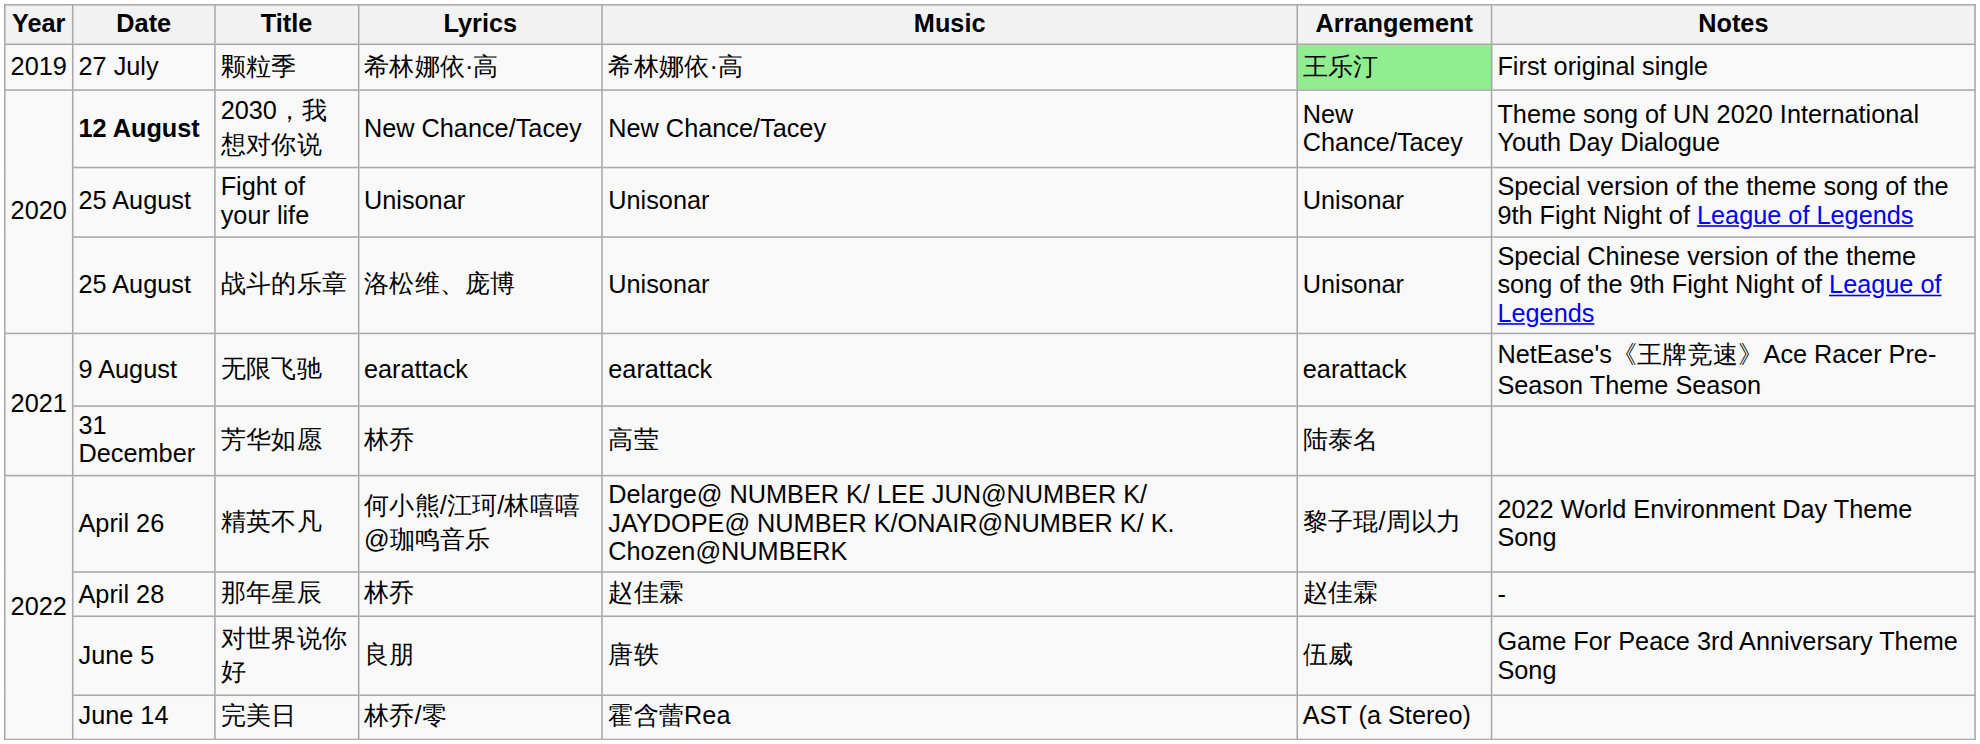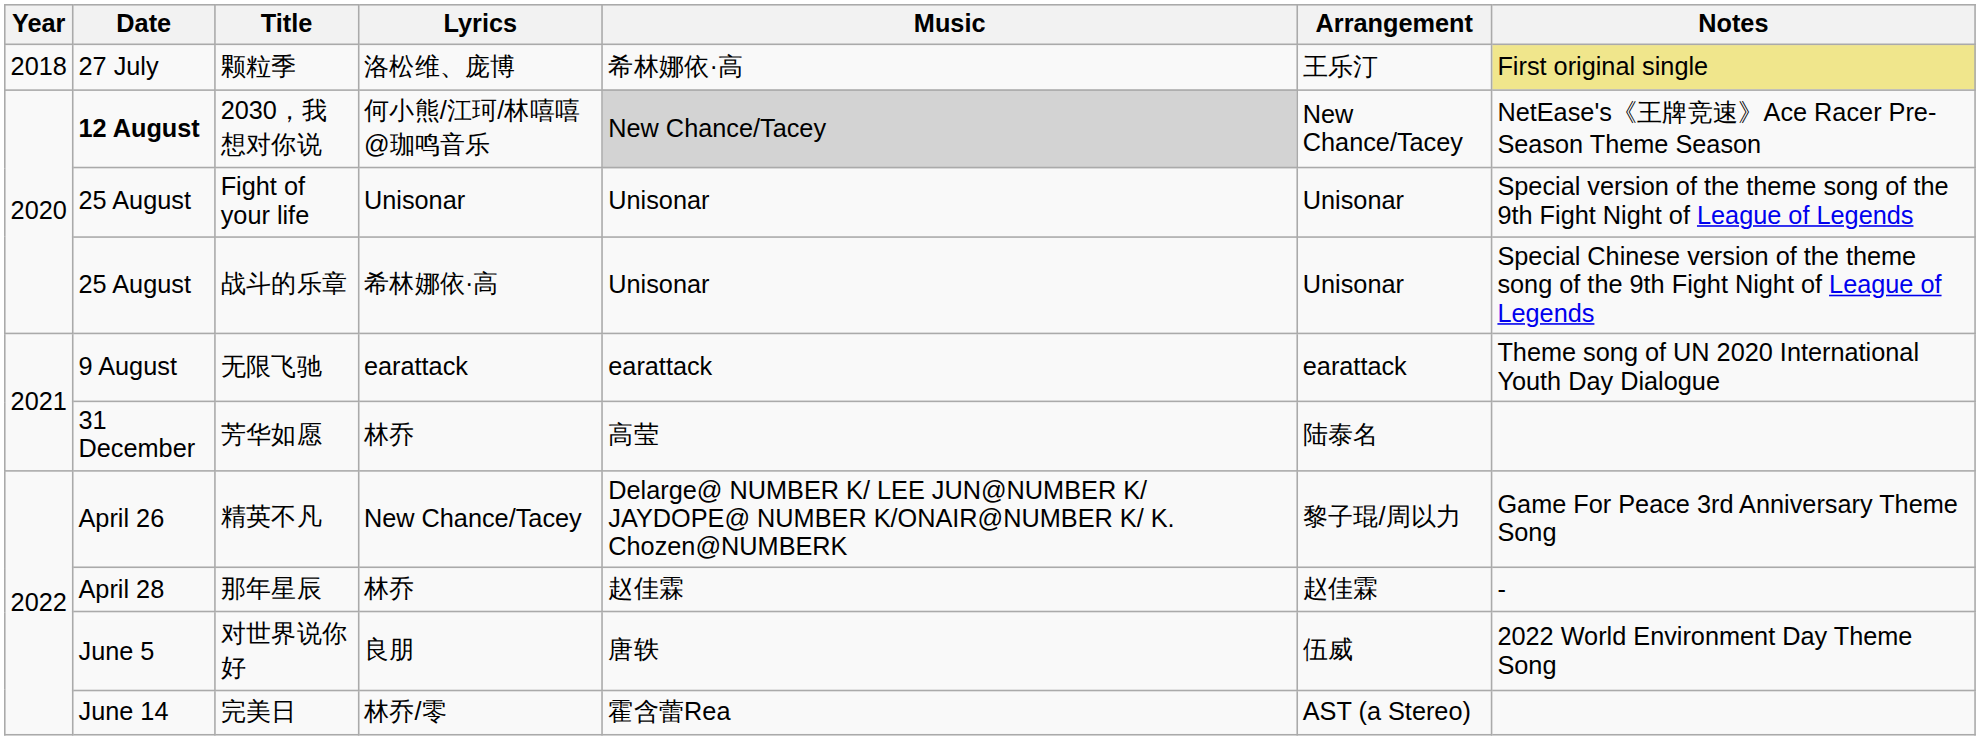(39, 67) 2019 -> (39, 67) 2018
(431, 66) 希林娜依·高 -> (440, 66) 洛松维、庞博
(1341, 66) lightgreen background -> (1341, 66) no background
(1603, 67) no background -> (1603, 67) khaki background
(473, 128) New Chance/Tacey -> (472, 127) 何小熊/江珂/林嘻嘻@珈鸣音乐
(717, 128) no background -> (717, 128) lightgrey background
(1708, 128) Theme song of UN 2020 International Youth Day Dialogue -> (1717, 129) NetEase's《王牌竞速》Ace Racer Pre-Season Theme Season
(440, 283) 洛松维、庞博 -> (431, 283) 希林娜依·高
(1717, 370) NetEase's《王牌竞速》Ace Racer Pre-Season Theme Season -> (1708, 367) Theme song of UN 2020 International Youth Day Dialogue
(472, 522) 何小熊/江珂/林嘻嘻@珈鸣音乐 -> (473, 518) New Chance/Tacey
(1705, 523) 2022 World Environment Day Theme Song -> (1728, 518) Game For Peace 3rd Anniversary Theme Song
(1728, 655) Game For Peace 3rd Anniversary Theme Song -> (1705, 650) 2022 World Environment Day Theme Song
